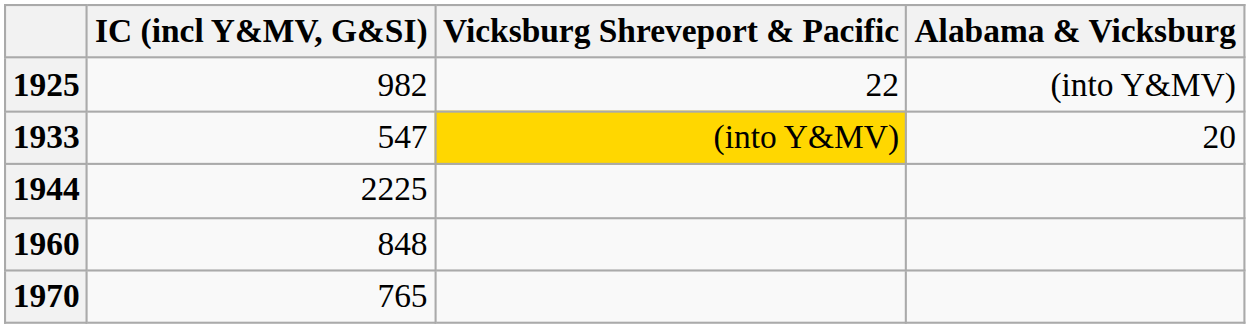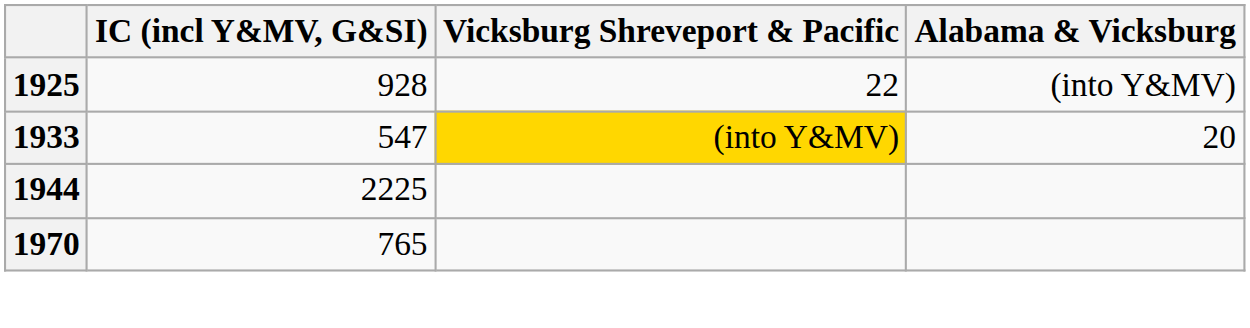(403, 84) 982 -> (403, 84) 928
- row: (46, 243)
